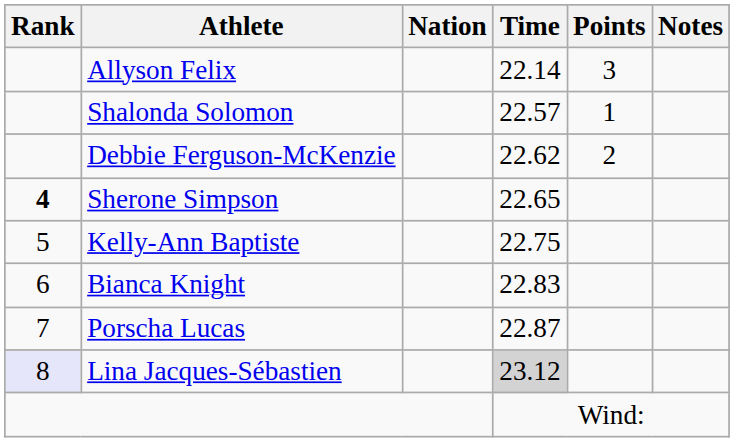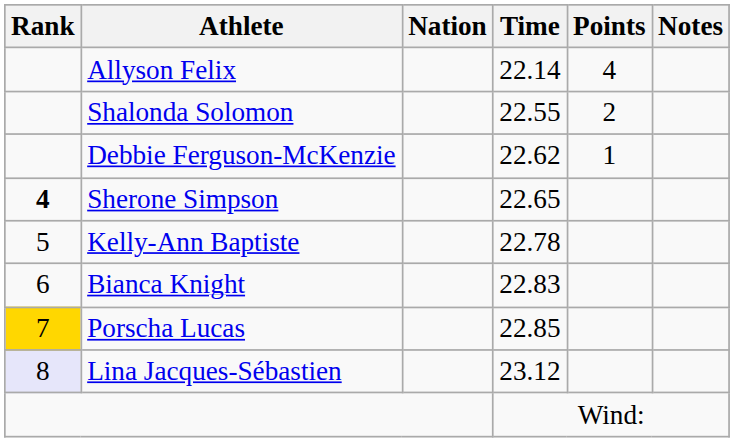(609, 69) 3 -> (609, 69) 4
(530, 112) 22.57 -> (530, 112) 22.55
(609, 112) 1 -> (609, 112) 2
(609, 155) 2 -> (609, 155) 1
(530, 241) 22.75 -> (530, 241) 22.78
(43, 328) no background -> (43, 328) gold background
(530, 328) 22.87 -> (530, 328) 22.85
(530, 371) lightgrey background -> (530, 371) no background
